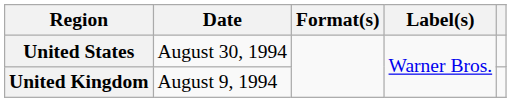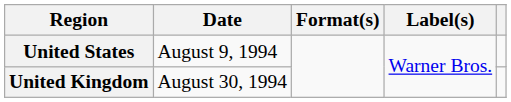(222, 50) August 30, 1994 -> (217, 50) August 9, 1994
(217, 81) August 9, 1994 -> (222, 81) August 30, 1994
